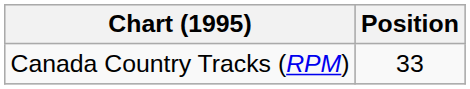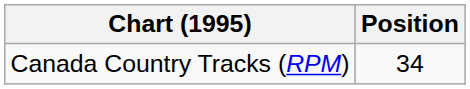(410, 63) 33 -> (410, 63) 34
